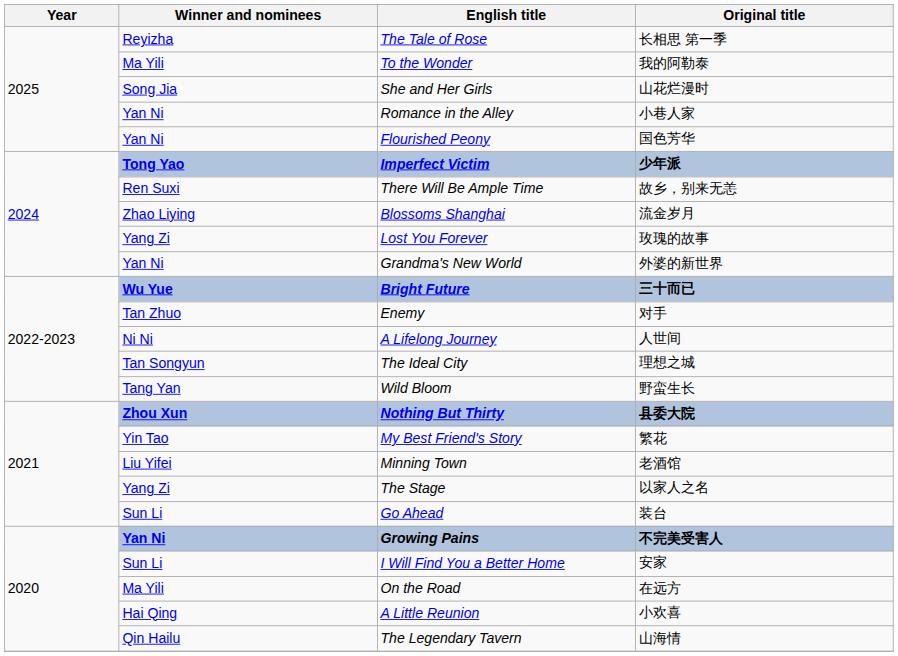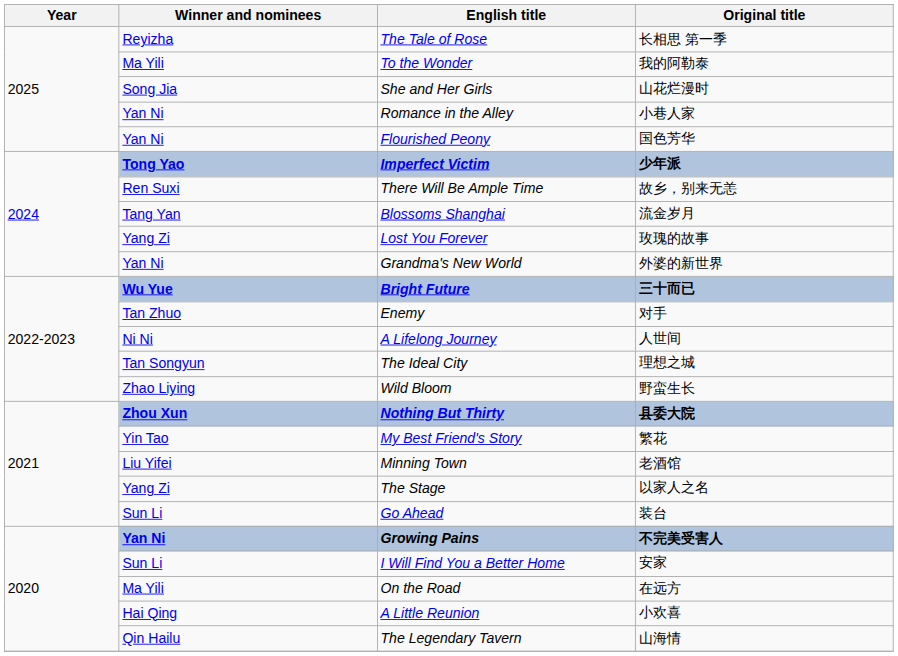(159, 214) Zhao Liying -> (151, 214) Tang Yan
(151, 388) Tang Yan -> (159, 388) Zhao Liying
